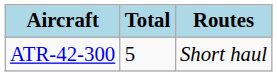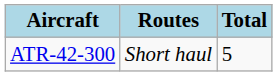columns swapped: (148, 20) <-> (223, 20)
